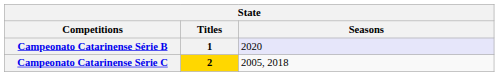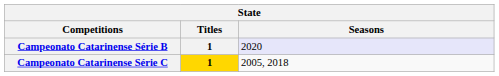(210, 63) 2 -> (210, 63) 1
